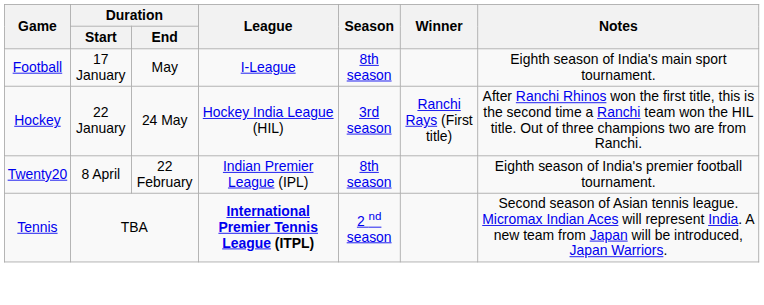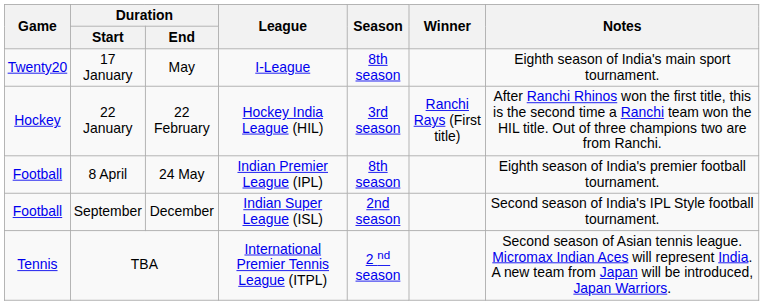(37, 67) Football -> (37, 67) Twenty20
(165, 120) 24 May -> (182, 120) 22 February
(37, 174) Twenty20 -> (37, 174) Football
(165, 174) 22 February -> (182, 174) 24 May
+ row: (108, 212)
(268, 227) bold -> (283, 265) normal
